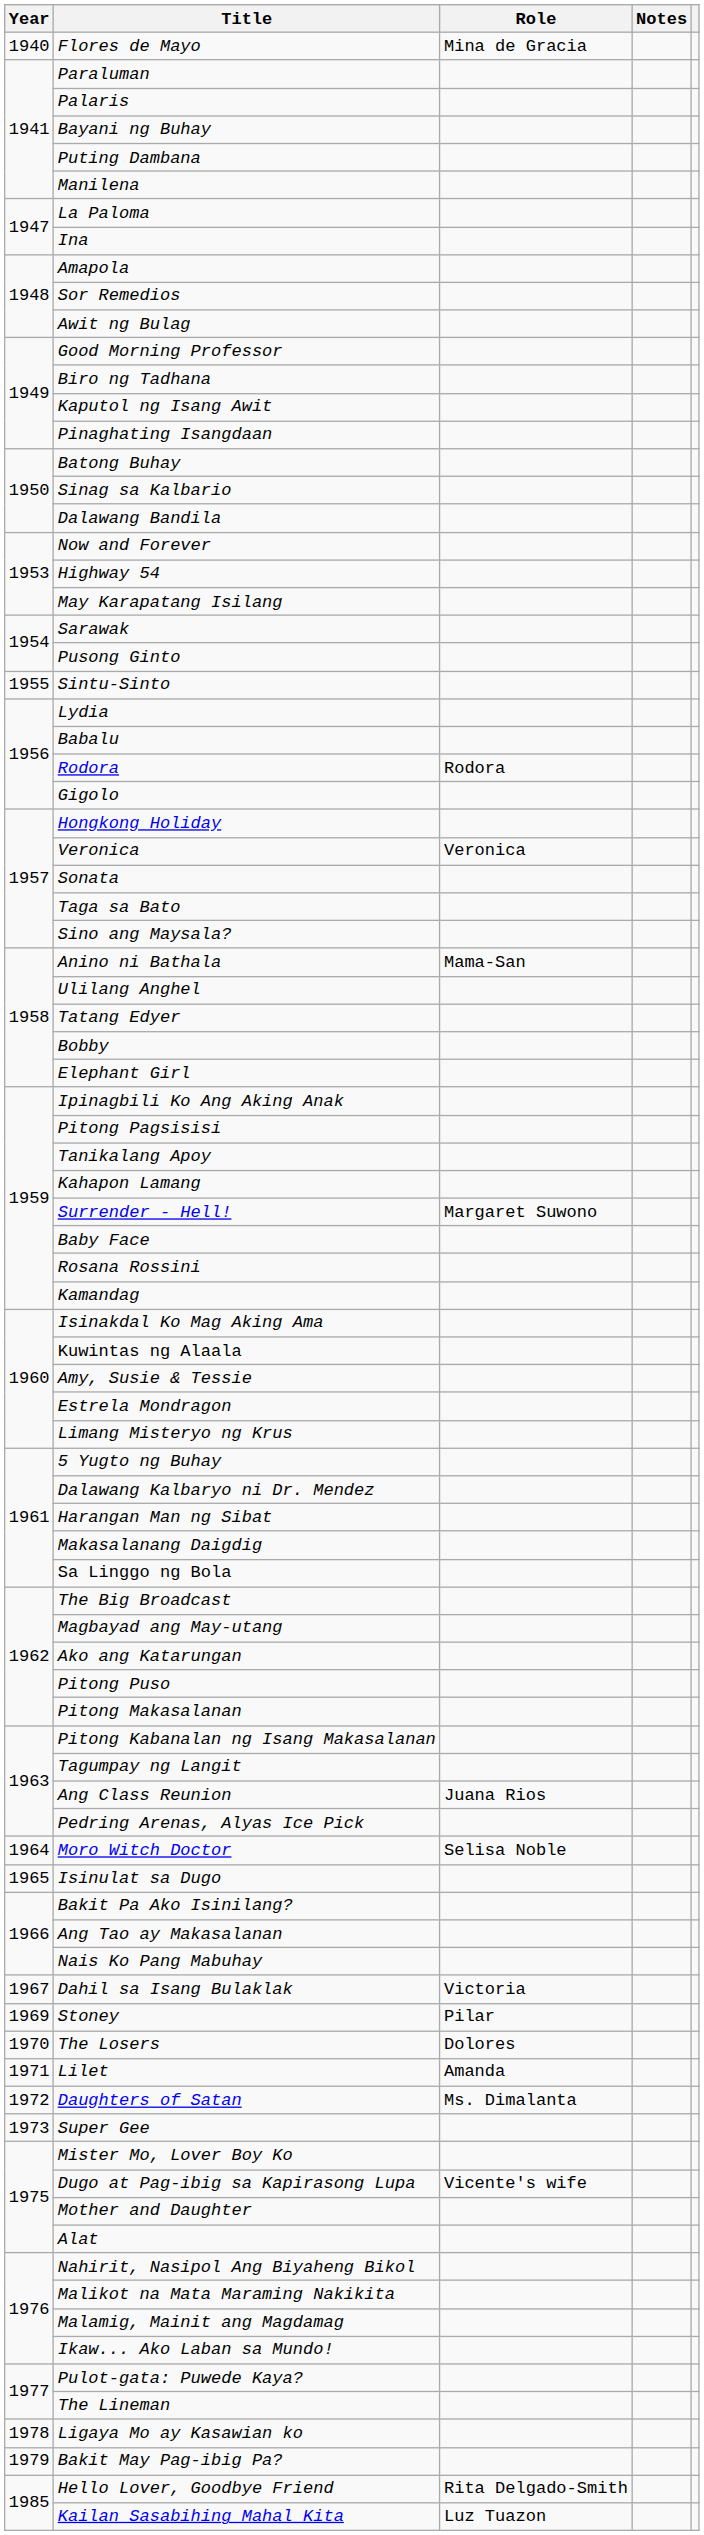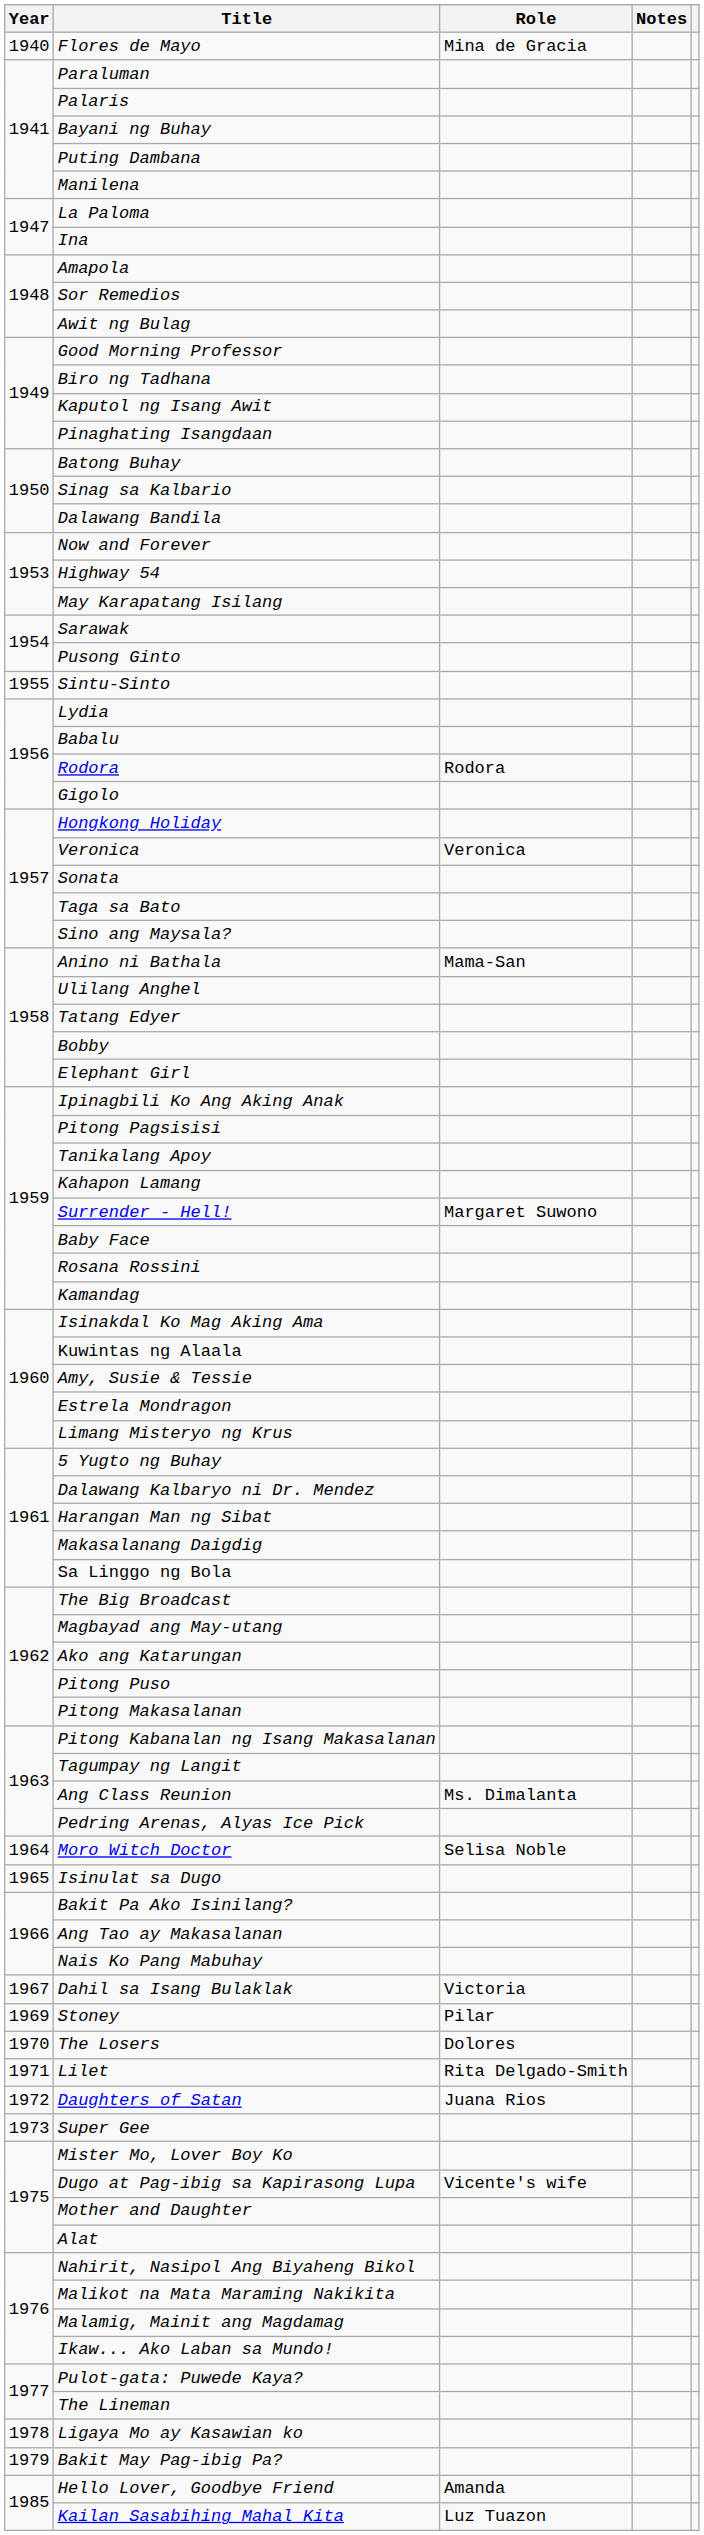(495, 1795) Juana Rios -> (510, 1795) Ms. Dimalanta
(475, 2072) Amanda -> (536, 2072) Rita Delgado-Smith
(510, 2100) Ms. Dimalanta -> (495, 2100) Juana Rios
(536, 2489) Rita Delgado-Smith -> (475, 2489) Amanda
